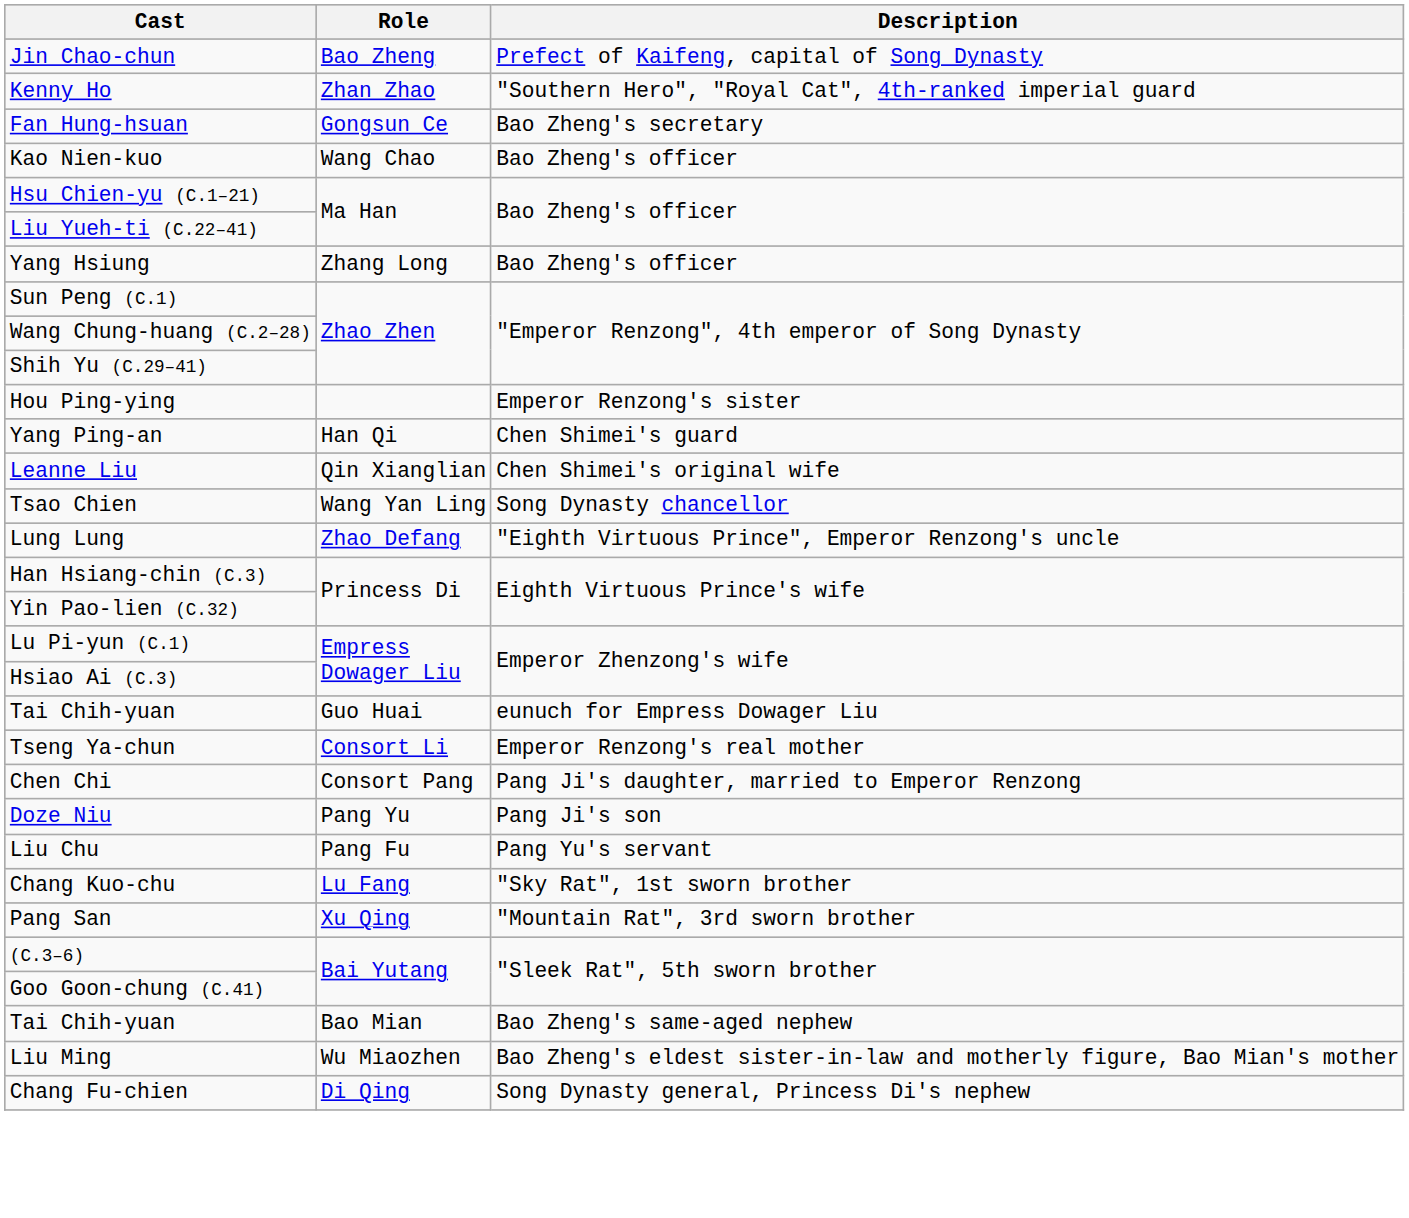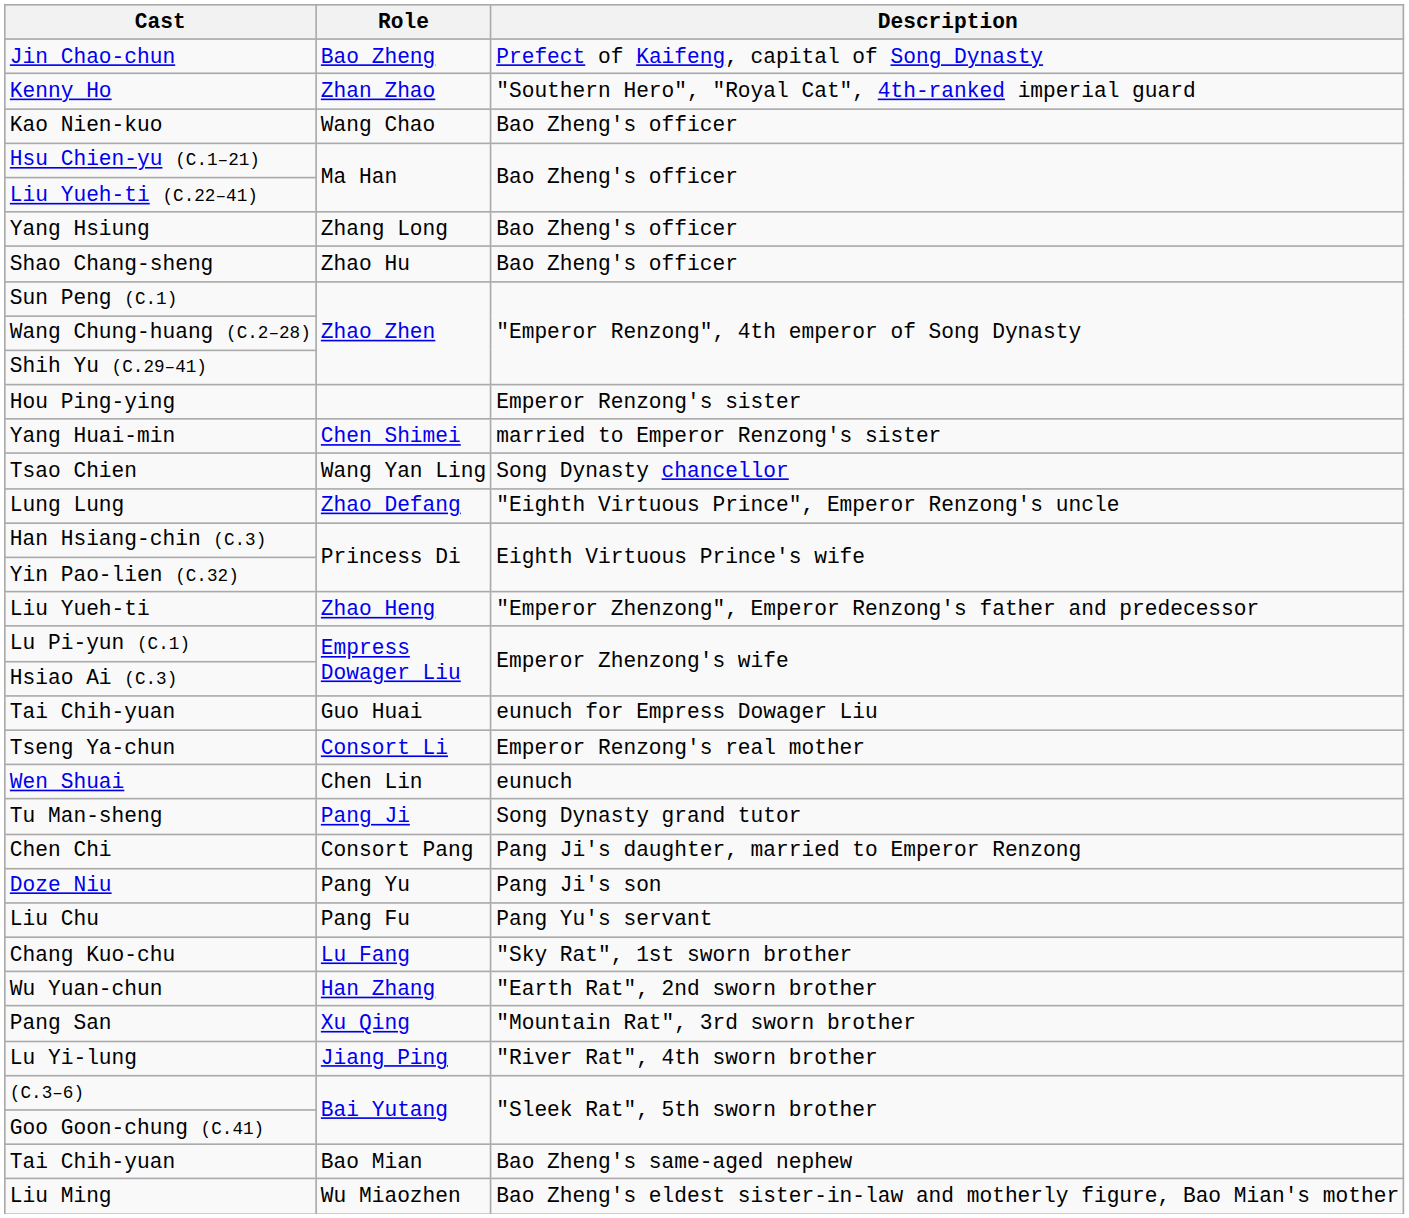- row: (99, 126)
+ row: (112, 264)
+ row: (93, 437)
- row: (86, 437)
- row: (73, 471)
+ row: (80, 609)
+ row: (67, 782)
+ row: (86, 816)
+ row: (86, 989)
+ row: (73, 1058)
- row: (99, 1093)
